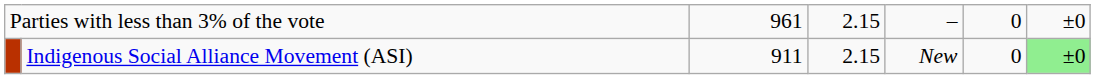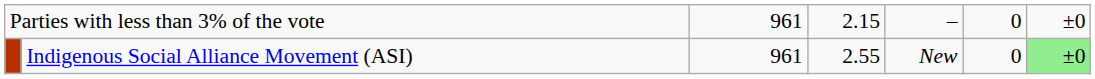(787, 55) 911 -> (786, 55) 961
(861, 55) 2.15 -> (861, 55) 2.55
